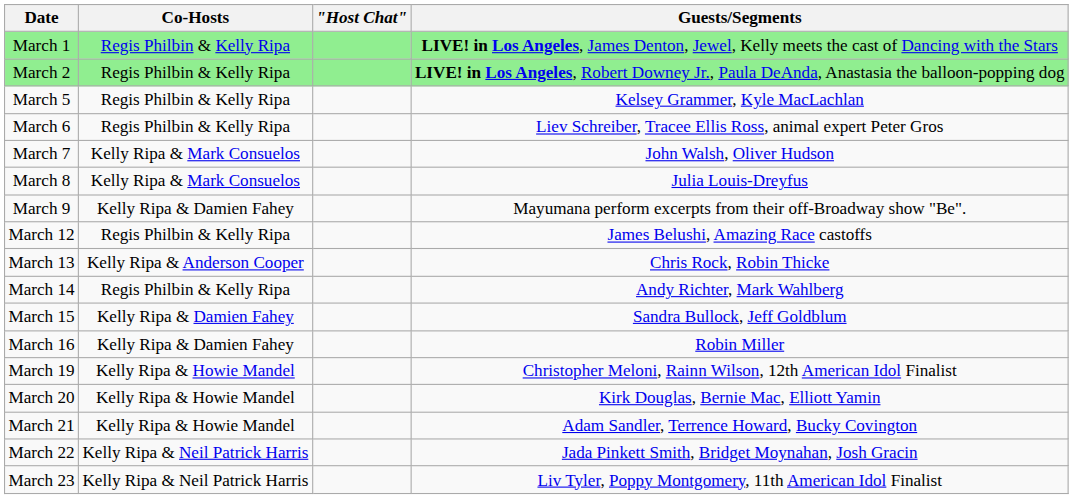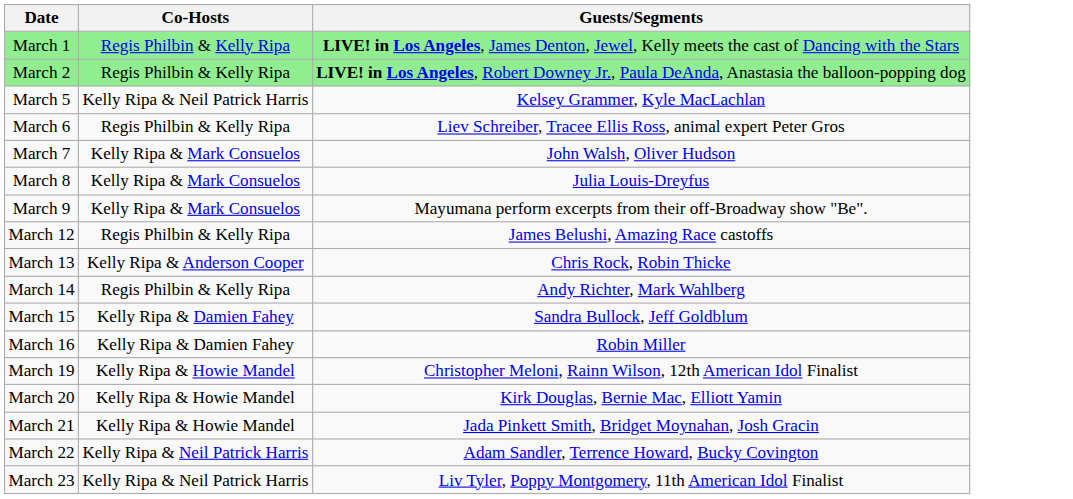- column: (362, 18)
(195, 99) Regis Philbin & Kelly Ripa -> (195, 99) Kelly Ripa & Neil Patrick Harris
(195, 208) Kelly Ripa & Damien Fahey -> (195, 208) Kelly Ripa & Mark Consuelos
(740, 425) Adam Sandler, Terrence Howard, Bucky Covington -> (641, 425) Jada Pinkett Smith, Bridget Moynahan, Josh Gracin
(740, 452) Jada Pinkett Smith, Bridget Moynahan, Josh Gracin -> (641, 452) Adam Sandler, Terrence Howard, Bucky Covington
